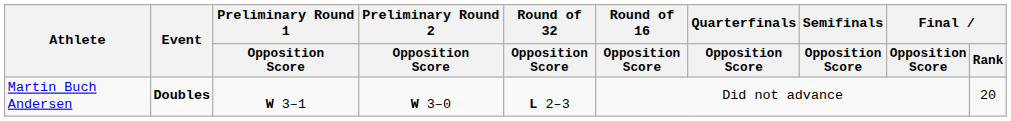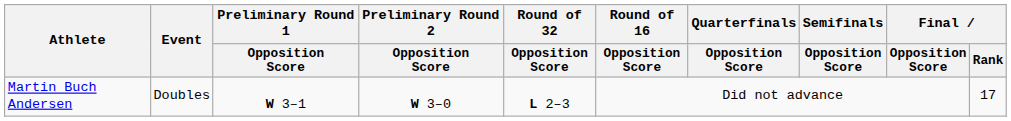(182, 96) bold -> (182, 96) normal
(988, 96) 20 -> (988, 96) 17
